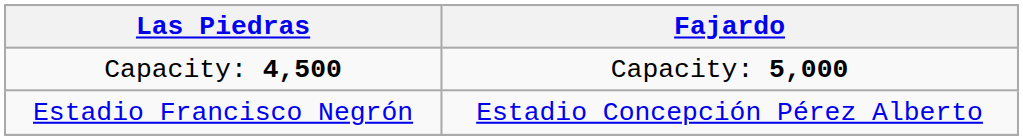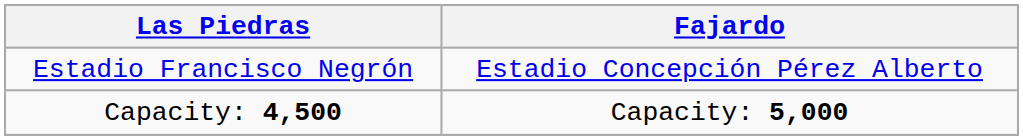rows swapped: (223, 113) <-> (223, 70)
